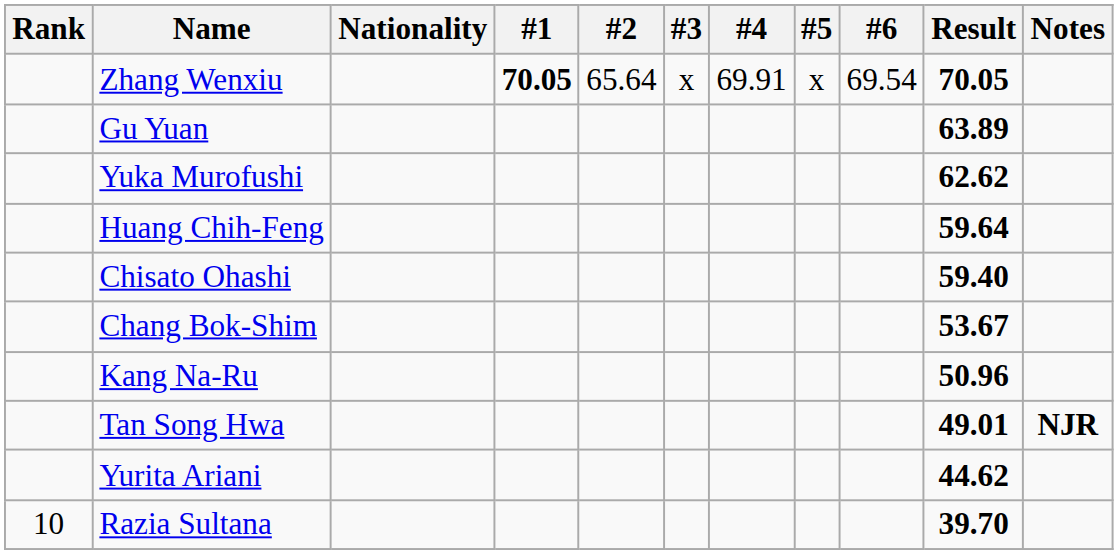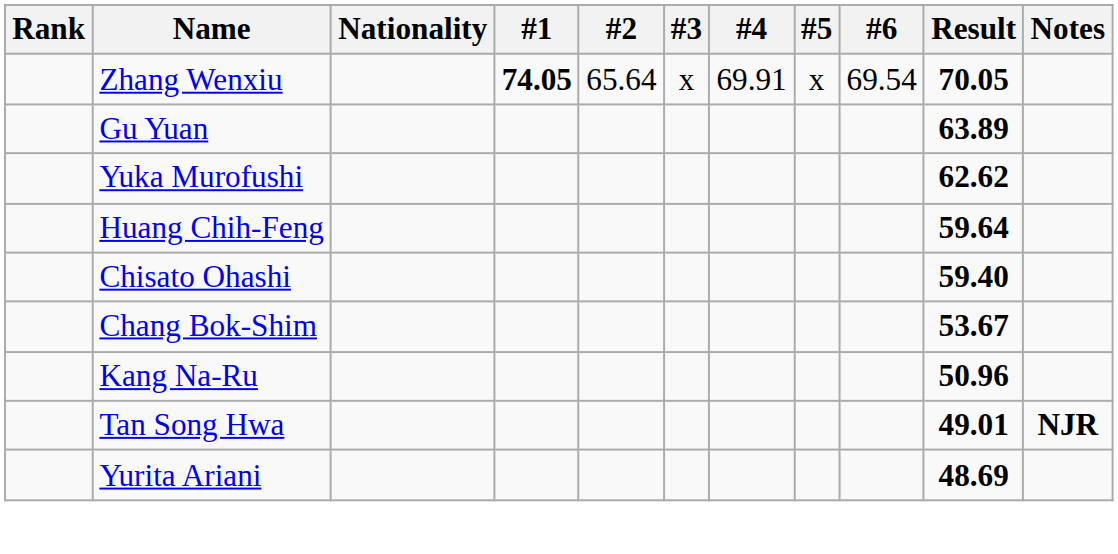(537, 78) 70.05 -> (537, 78) 74.05
(974, 474) 44.62 -> (974, 474) 48.69
- row: (186, 524)
